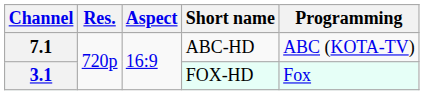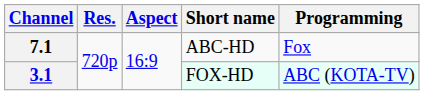(349, 47) ABC (KOTA-TV) -> (297, 47) Fox
(297, 75) Fox -> (349, 75) ABC (KOTA-TV)
